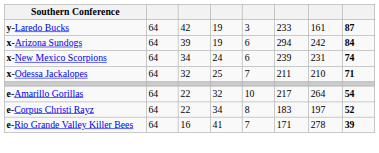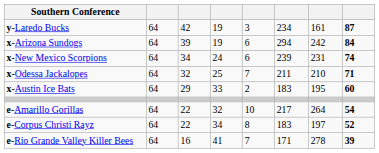(284, 27) 233 -> (284, 27) 234
+ row: (41, 89)
